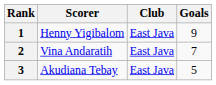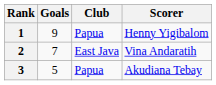columns swapped: (82, 13) <-> (194, 13)
(152, 32) East Java -> (89, 32) Papua
(152, 70) East Java -> (89, 70) Papua
